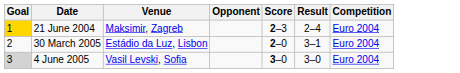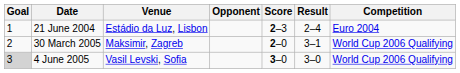(9, 28) gold background -> (9, 28) no background
(144, 28) Maksimir, Zagreb -> (157, 28) Estádio da Luz, Lisbon
(157, 44) Estádio da Luz, Lisbon -> (144, 44) Maksimir, Zagreb
(356, 44) Euro 2004 -> (393, 44) World Cup 2006 Qualifying
(356, 60) Euro 2004 -> (393, 60) World Cup 2006 Qualifying
